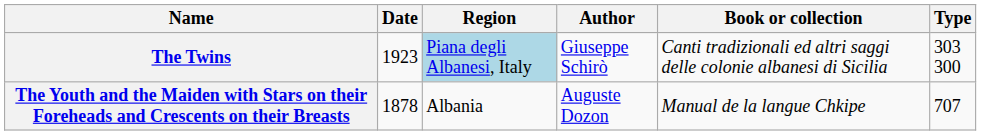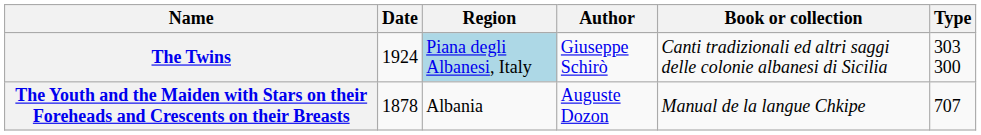(400, 57) 1923 -> (400, 57) 1924
